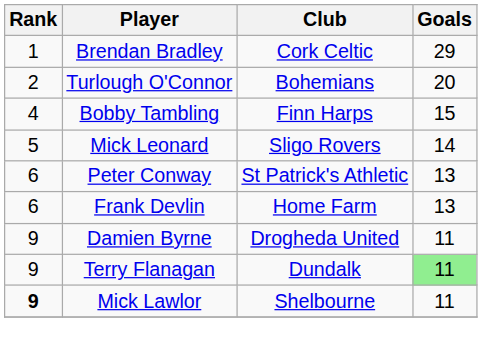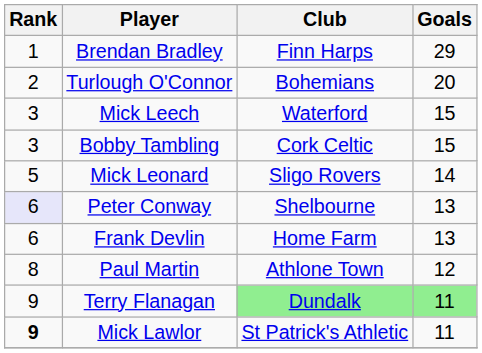(325, 51) Cork Celtic -> (325, 51) Finn Harps
+ row: (149, 113)
(33, 113) 4 -> (33, 144) 3
(325, 113) Finn Harps -> (325, 144) Cork Celtic
(33, 176) no background -> (33, 207) lavender background
(325, 176) St Patrick's Athletic -> (325, 207) Shelbourne
+ row: (149, 269)
- row: (149, 238)
(325, 269) no background -> (325, 301) lightgreen background
(325, 301) Shelbourne -> (325, 332) St Patrick's Athletic
